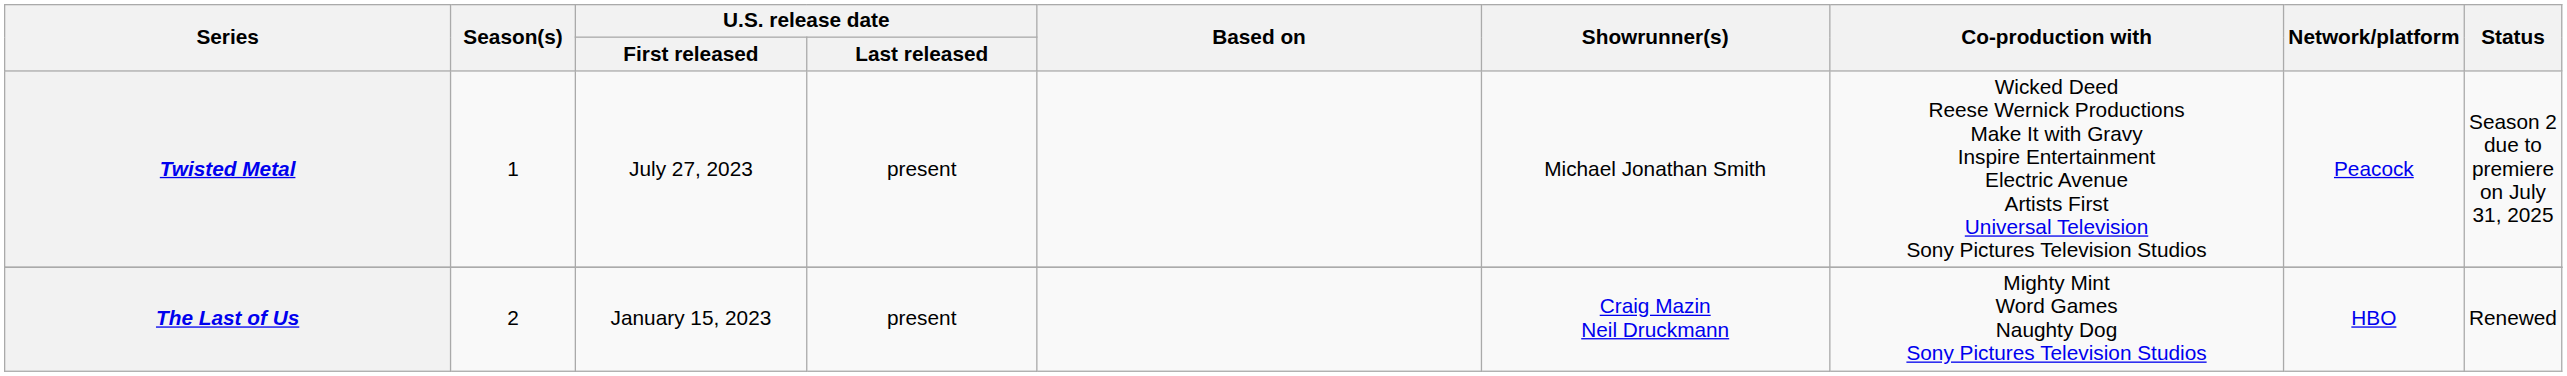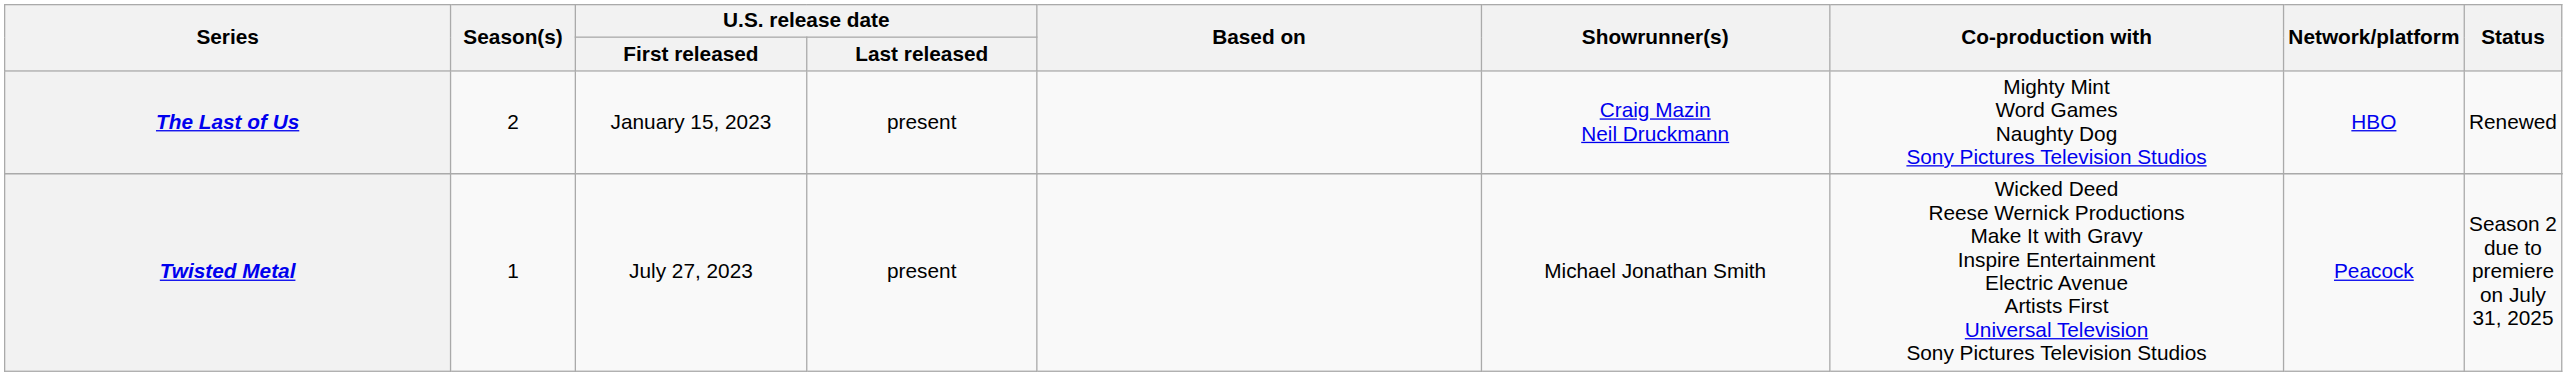rows swapped: (228, 318) <-> (228, 168)
